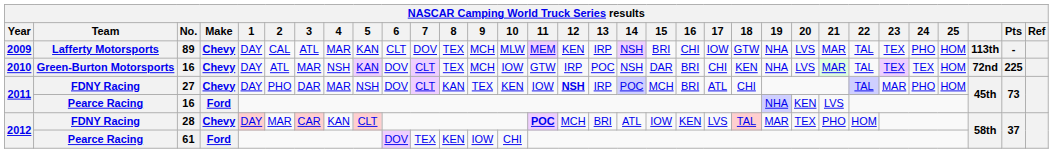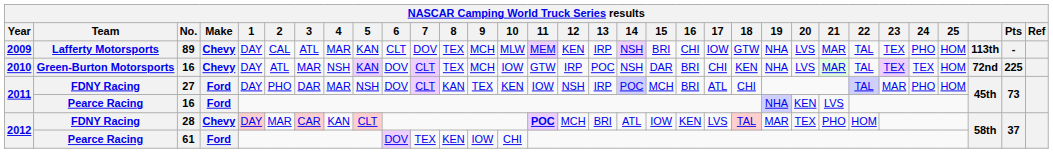(219, 85) Chevy -> (219, 85) Ford
(573, 85) bold -> (573, 85) normal
